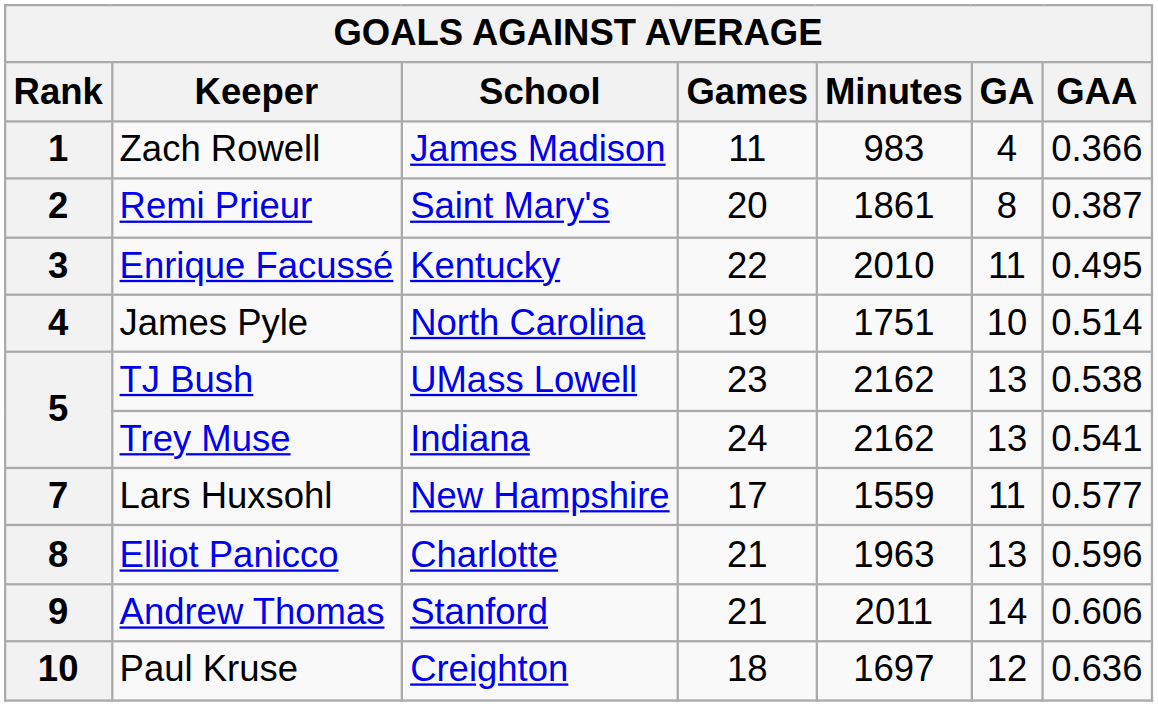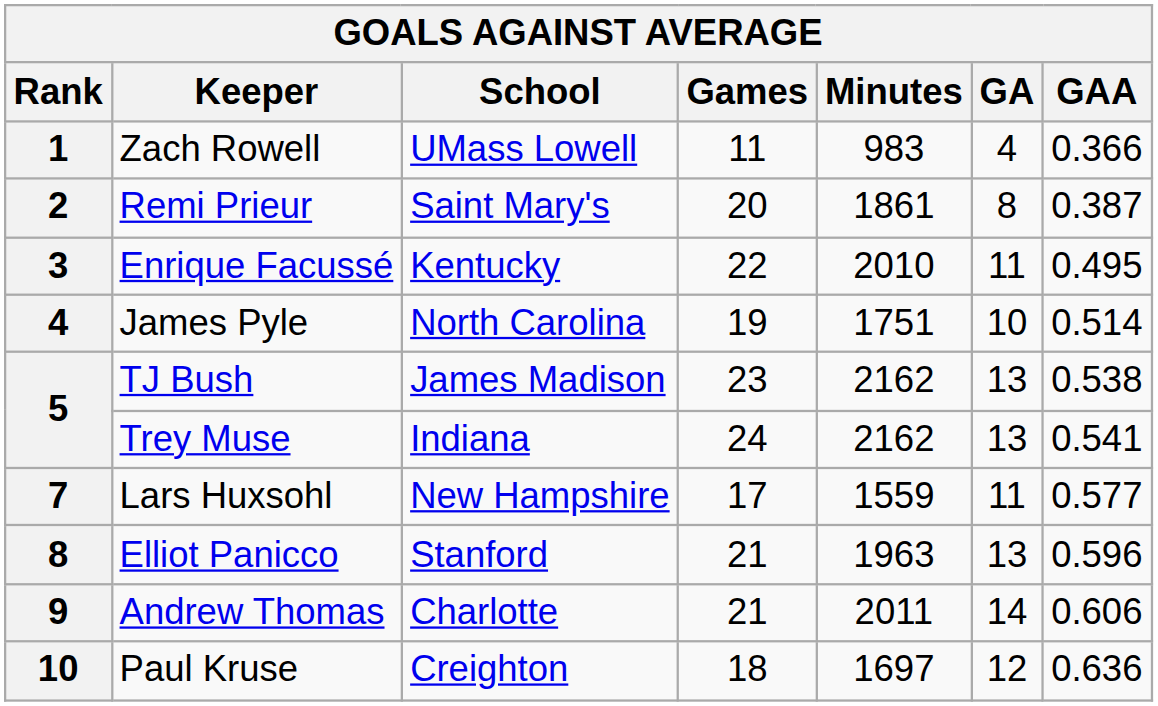(538, 149) James Madison -> (524, 149) UMass Lowell
(524, 380) UMass Lowell -> (538, 380) James Madison
(484, 554) Charlotte -> (479, 554) Stanford
(479, 611) Stanford -> (484, 611) Charlotte
